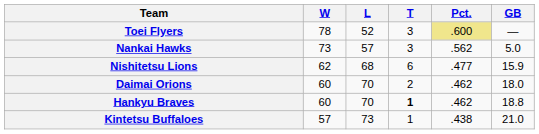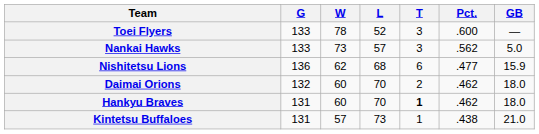+ column: (301, 13)
(461, 31) khaki background -> (467, 31) no background
(513, 102) 18.8 -> (515, 102) 18.0
